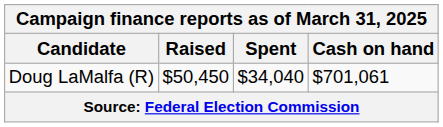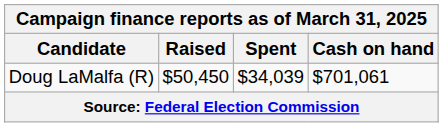(271, 77) $34,040 -> (271, 77) $34,039
